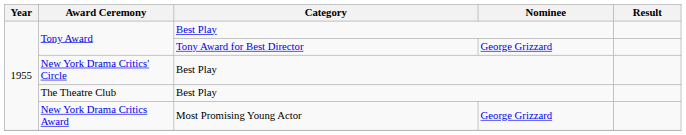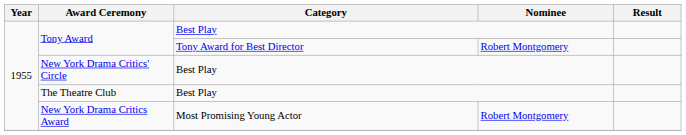(516, 47) George Grizzard -> (524, 47) Robert Montgomery
(516, 116) George Grizzard -> (524, 116) Robert Montgomery
